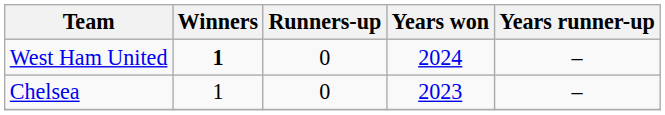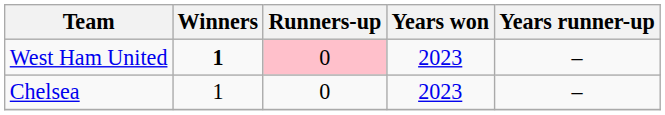(325, 57) no background -> (325, 57) pink background
(440, 57) 2024 -> (440, 57) 2023
